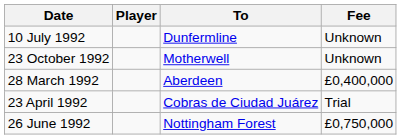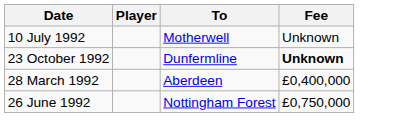(200, 37) Dunfermline -> (196, 37) Motherwell
(196, 59) Motherwell -> (200, 59) Dunfermline
(353, 59) normal -> (313, 59) bold
- row: (48, 102)
